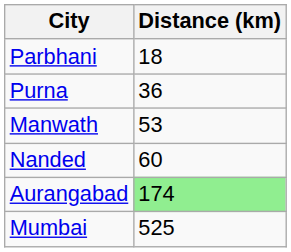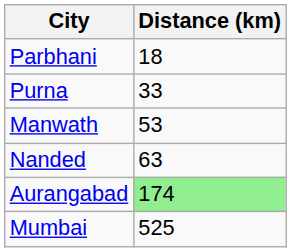(150, 90) 36 -> (150, 90) 33
(150, 159) 60 -> (150, 159) 63
